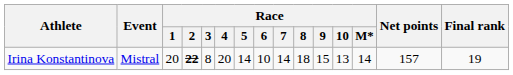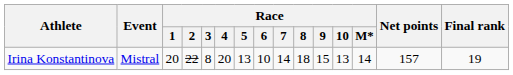(192, 58) bold -> (192, 58) normal
(244, 58) 14 -> (244, 58) 13
